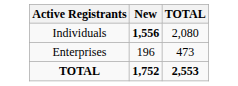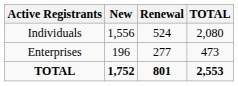+ column: (162, 14)
(146, 33) bold -> (121, 33) normal
